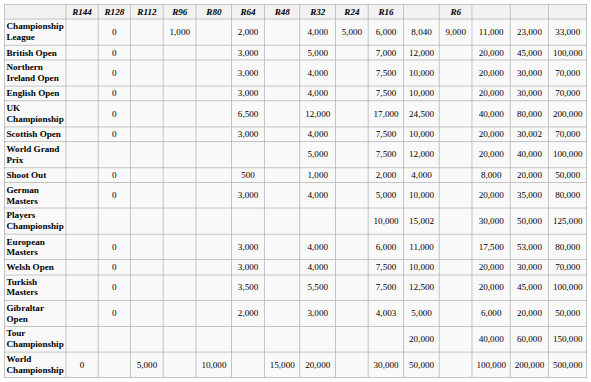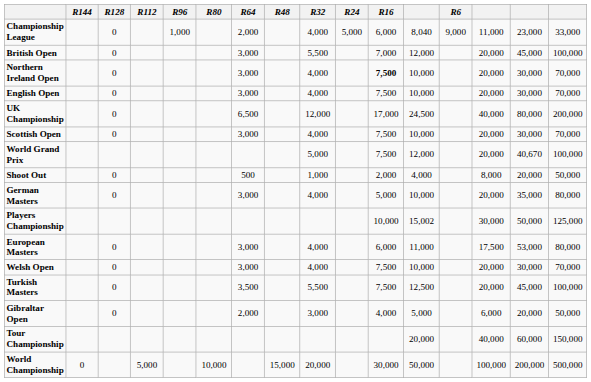(318, 52) 5,000 -> (318, 52) 5,500
(386, 72) normal -> (386, 72) bold
(529, 133) 30,002 -> (529, 133) 30,000
(529, 154) 40,000 -> (529, 154) 40,670
(386, 313) 4,003 -> (386, 313) 4,000
